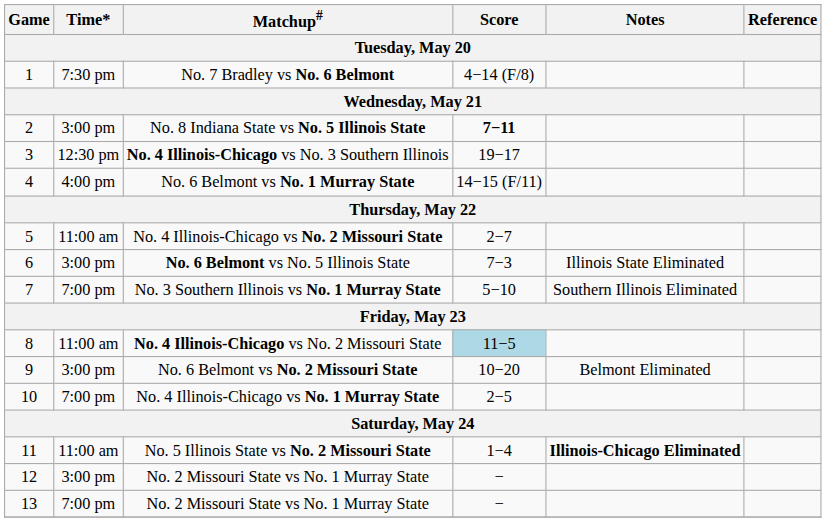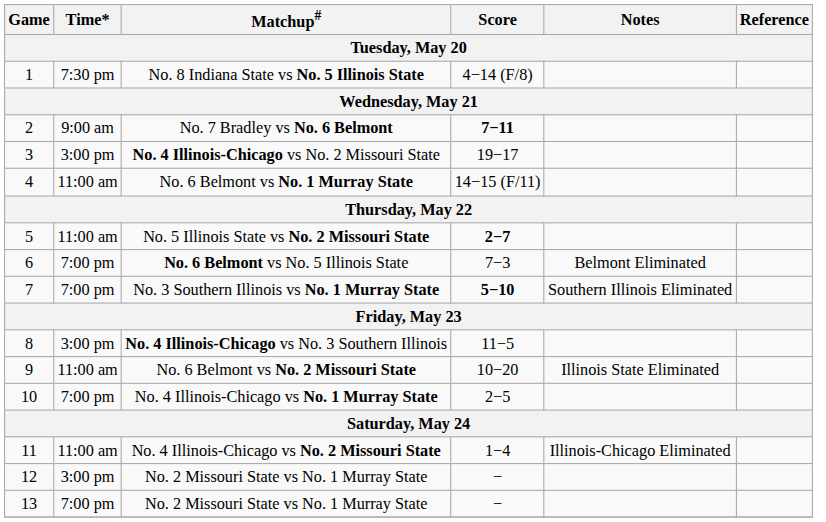(288, 75) No. 7 Bradley vs No. 6 Belmont -> (286, 75) No. 8 Indiana State vs No. 5 Illinois State
(88, 128) 3:00 pm -> (88, 128) 9:00 am
(288, 128) No. 8 Indiana State vs No. 5 Illinois State -> (286, 128) No. 7 Bradley vs No. 6 Belmont
(88, 155) 12:30 pm -> (88, 155) 3:00 pm
(288, 155) No. 4 Illinois-Chicago vs No. 3 Southern Illinois -> (286, 155) No. 4 Illinois-Chicago vs No. 2 Missouri State
(88, 182) 4:00 pm -> (88, 182) 11:00 am
(288, 235) No. 4 Illinois-Chicago vs No. 2 Missouri State -> (286, 235) No. 5 Illinois State vs No. 2 Missouri State
(499, 235) normal -> (498, 235) bold
(88, 262) 3:00 pm -> (88, 262) 7:00 pm
(645, 262) Illinois State Eliminated -> (640, 262) Belmont Eliminated
(499, 289) normal -> (498, 289) bold
(88, 343) 11:00 am -> (88, 343) 3:00 pm
(288, 343) No. 4 Illinois-Chicago vs No. 2 Missouri State -> (286, 343) No. 4 Illinois-Chicago vs No. 3 Southern Illinois
(499, 343) lightblue background -> (498, 343) no background
(88, 369) 3:00 pm -> (88, 369) 11:00 am
(645, 369) Belmont Eliminated -> (640, 369) Illinois State Eliminated
(288, 450) No. 5 Illinois State vs No. 2 Missouri State -> (286, 450) No. 4 Illinois-Chicago vs No. 2 Missouri State
(645, 450) bold -> (640, 450) normal
